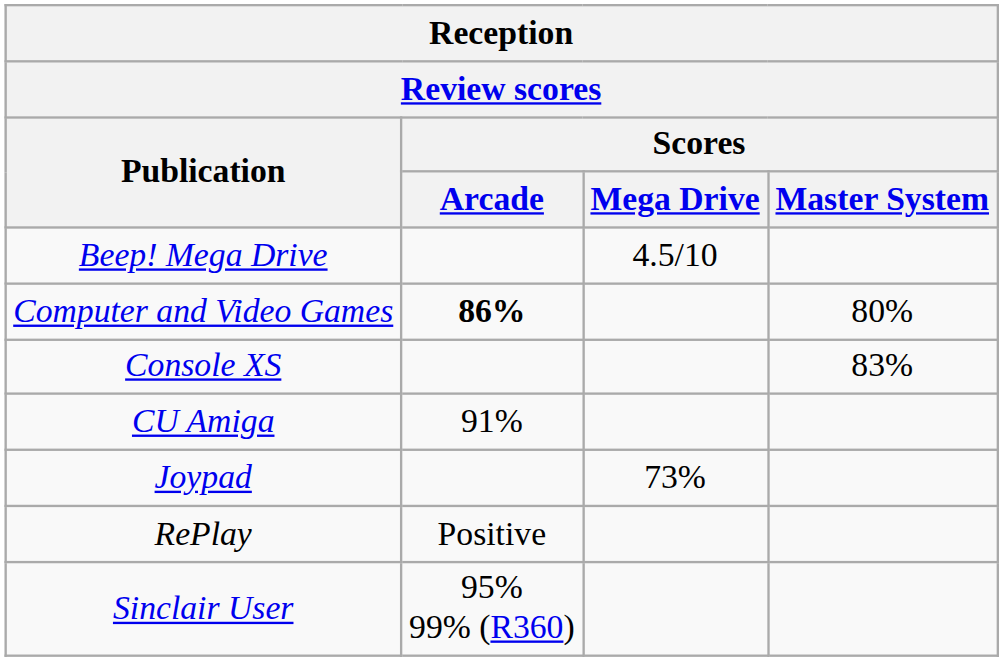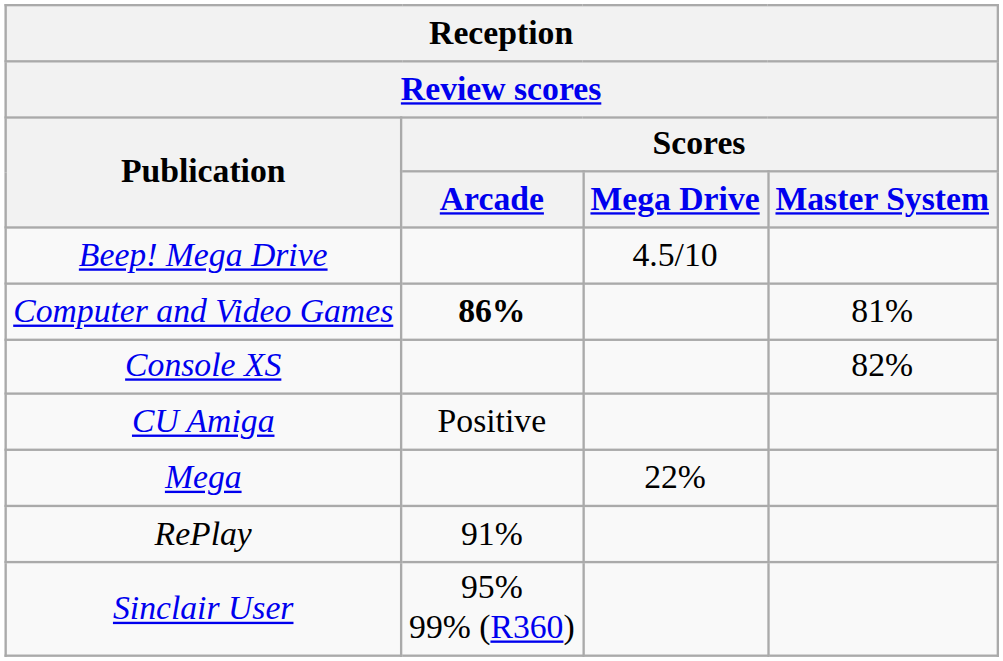(882, 310) 80% -> (882, 310) 81%
(882, 365) 83% -> (882, 365) 82%
(492, 421) 91% -> (492, 421) Positive
- row: (203, 476)
+ row: (203, 476)
(492, 532) Positive -> (492, 532) 91%
